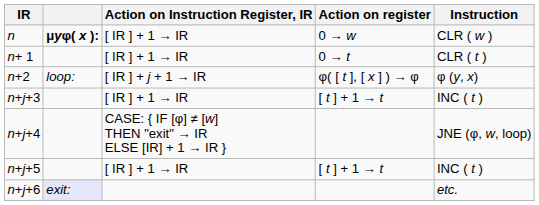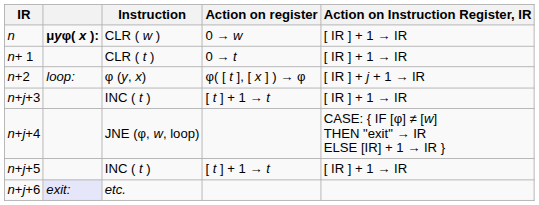columns swapped: (484, 14) <-> (209, 14)
